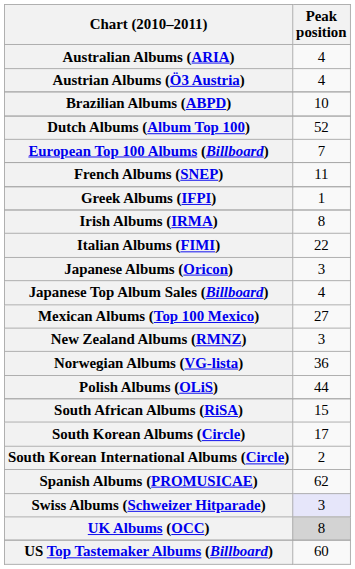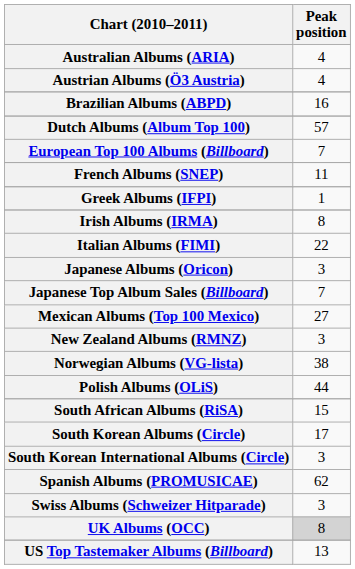(321, 103) 10 -> (321, 103) 16
(321, 127) 52 -> (321, 127) 57
(321, 292) 4 -> (321, 292) 7
(321, 363) 36 -> (321, 363) 38
(321, 457) 2 -> (321, 457) 3
(321, 505) lavender background -> (321, 505) no background
(321, 552) 60 -> (321, 552) 13
